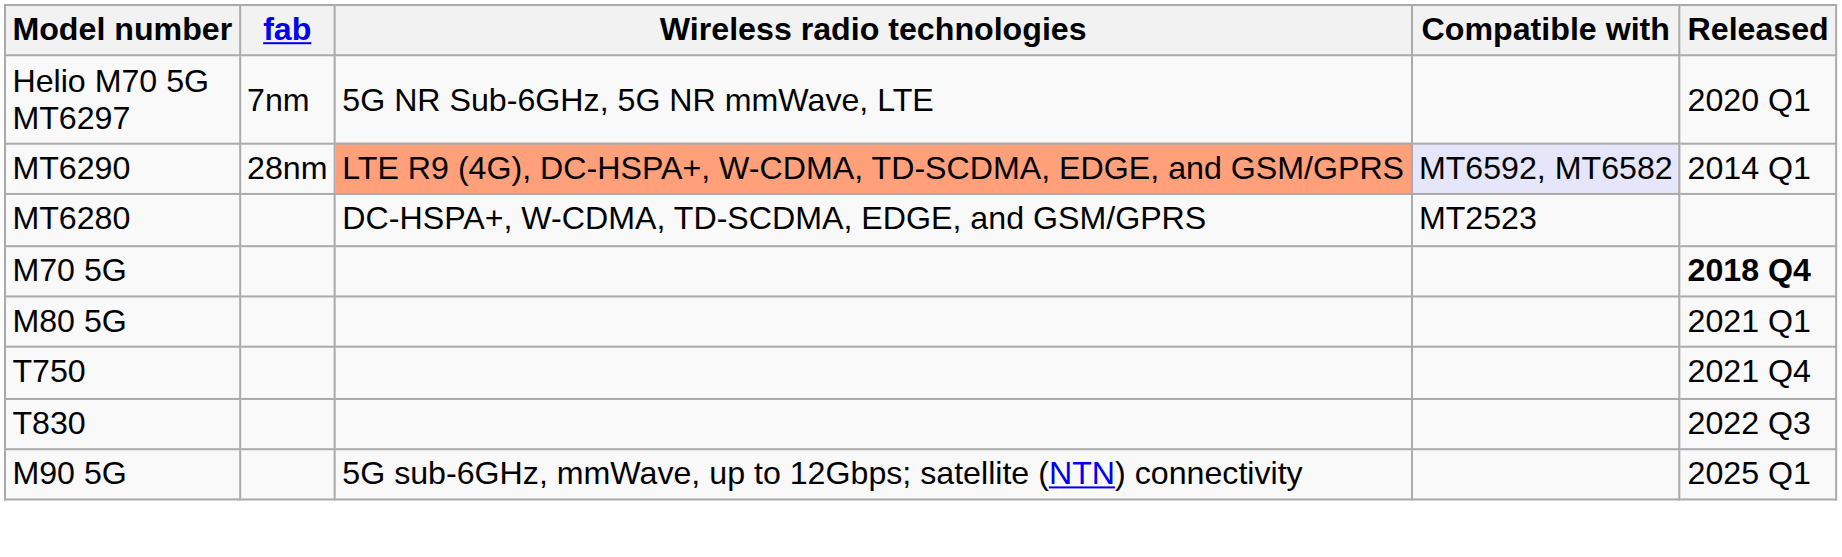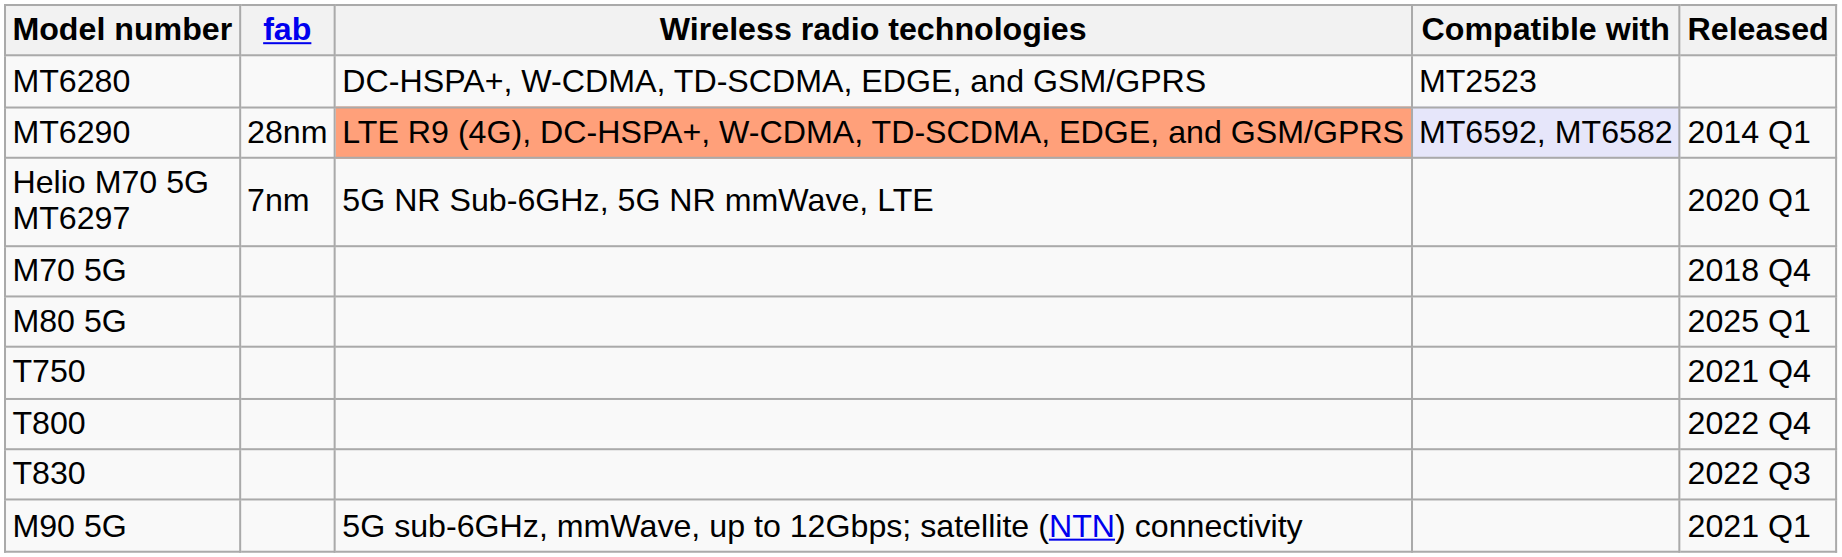rows swapped: (71, 219) <-> (111, 99)
(1749, 270) bold -> (1749, 270) normal
(1749, 321) 2021 Q1 -> (1749, 321) 2025 Q1
+ row: (49, 423)
(1749, 474) 2025 Q1 -> (1749, 525) 2021 Q1
